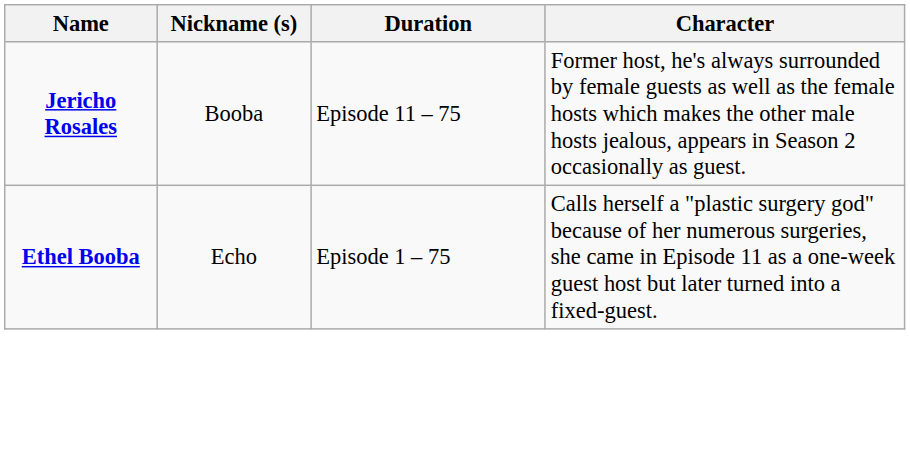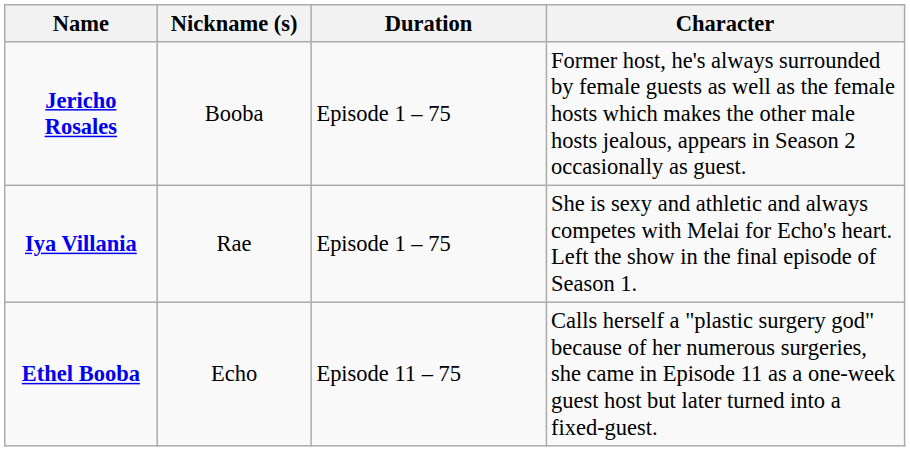(389, 113) Episode 11 – 75 -> (384, 113) Episode 1 – 75
+ row: (81, 243)
(383, 257) Episode 1 – 75 -> (389, 374) Episode 11 – 75
